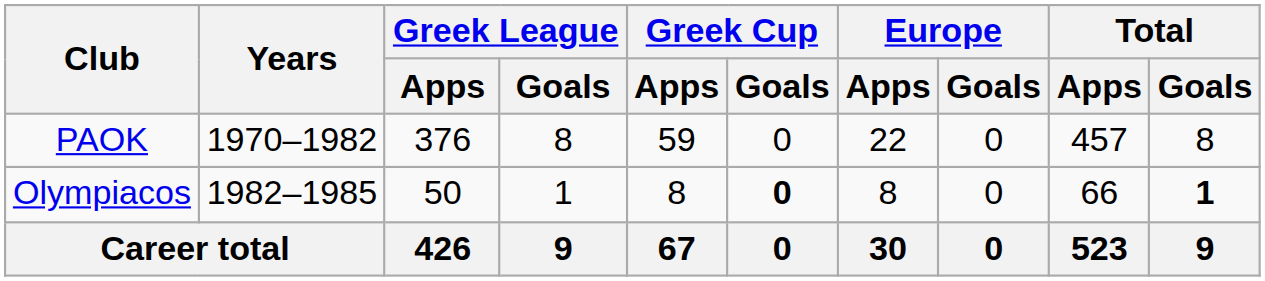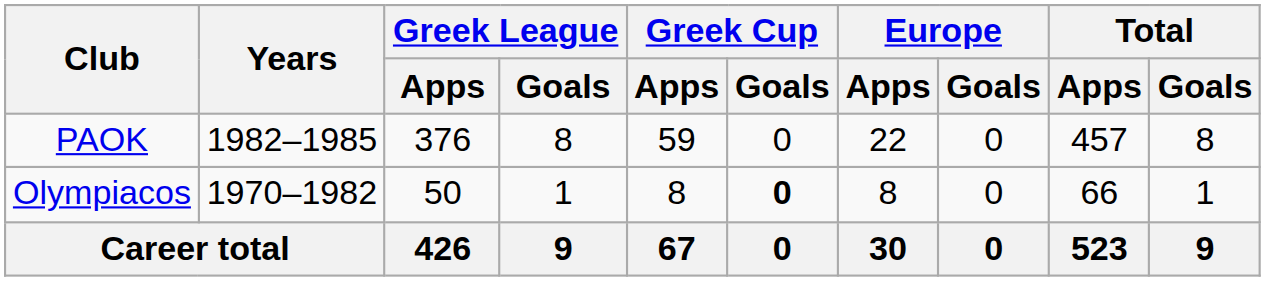(292, 139) 1970–1982 -> (292, 139) 1982–1985
(292, 193) 1982–1985 -> (292, 193) 1970–1982
(1205, 193) bold -> (1205, 193) normal
